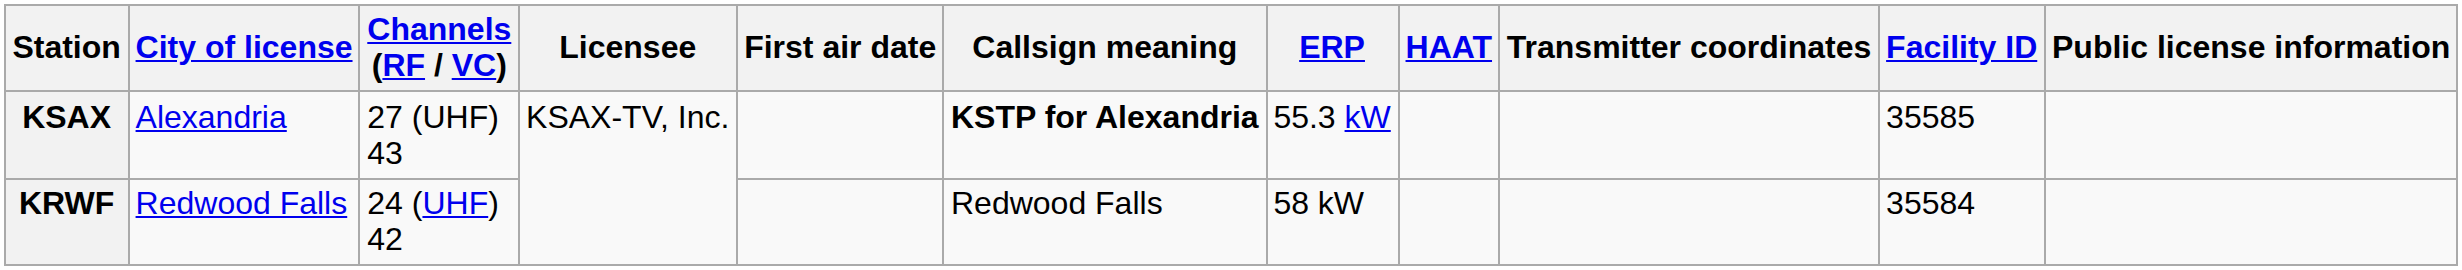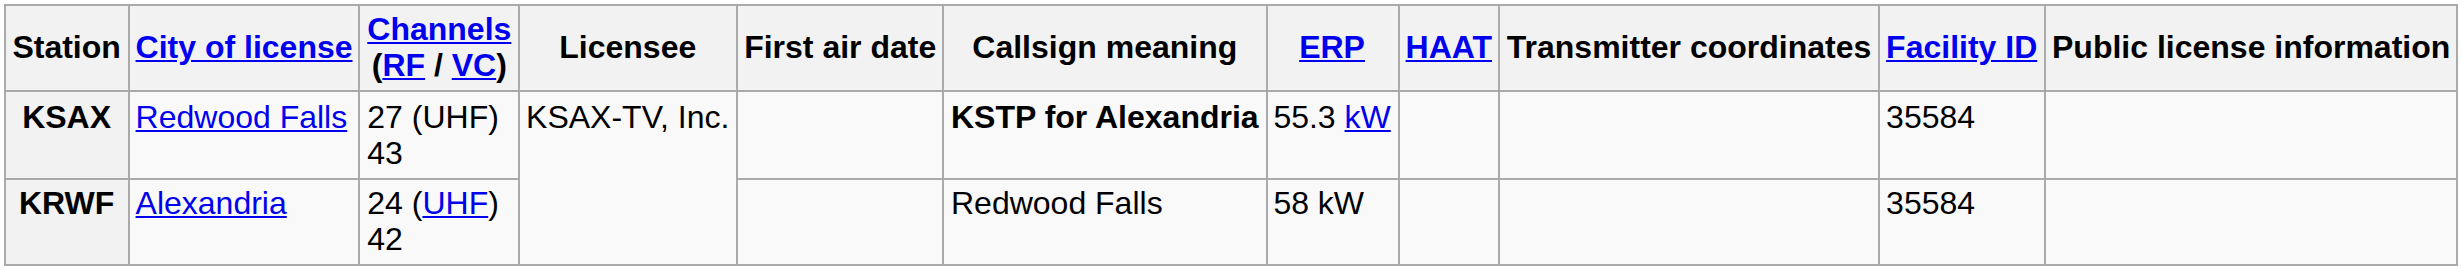(211, 116) Alexandria -> (241, 116) Redwood Falls
(1931, 116) 35585 -> (1931, 116) 35584
(241, 203) Redwood Falls -> (211, 203) Alexandria
